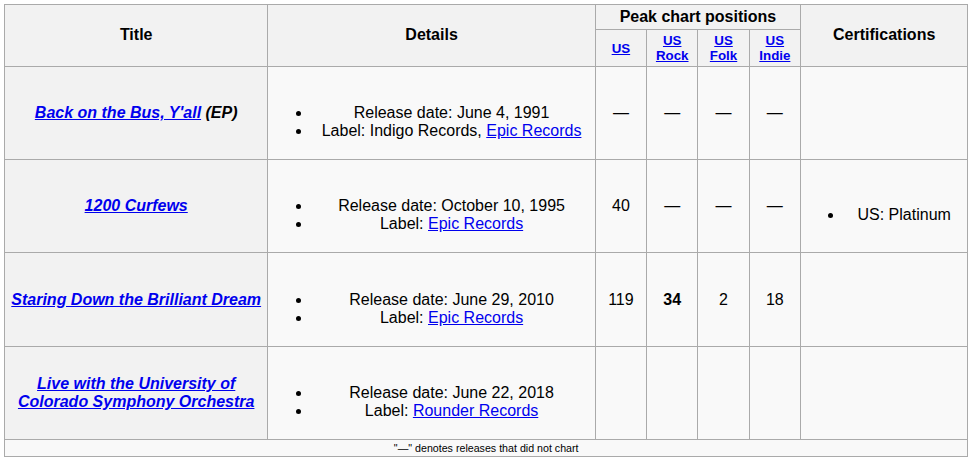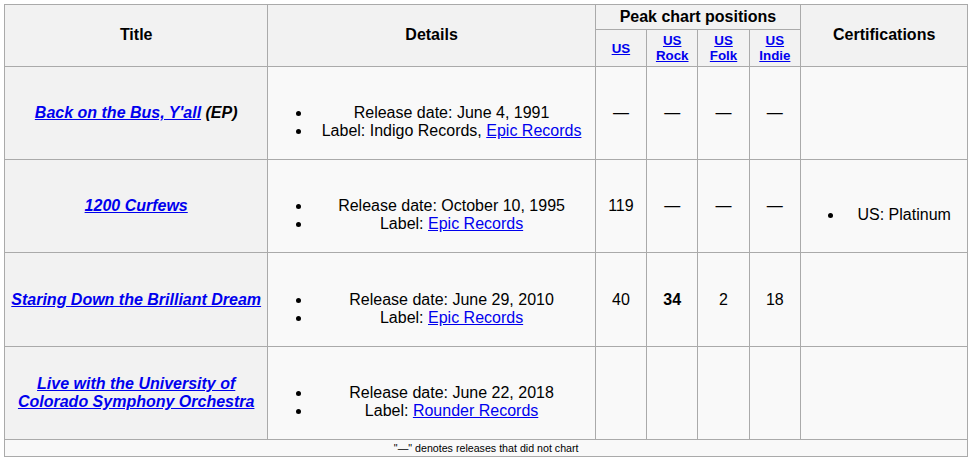(621, 206) 40 -> (621, 206) 119
(621, 299) 119 -> (621, 299) 40
